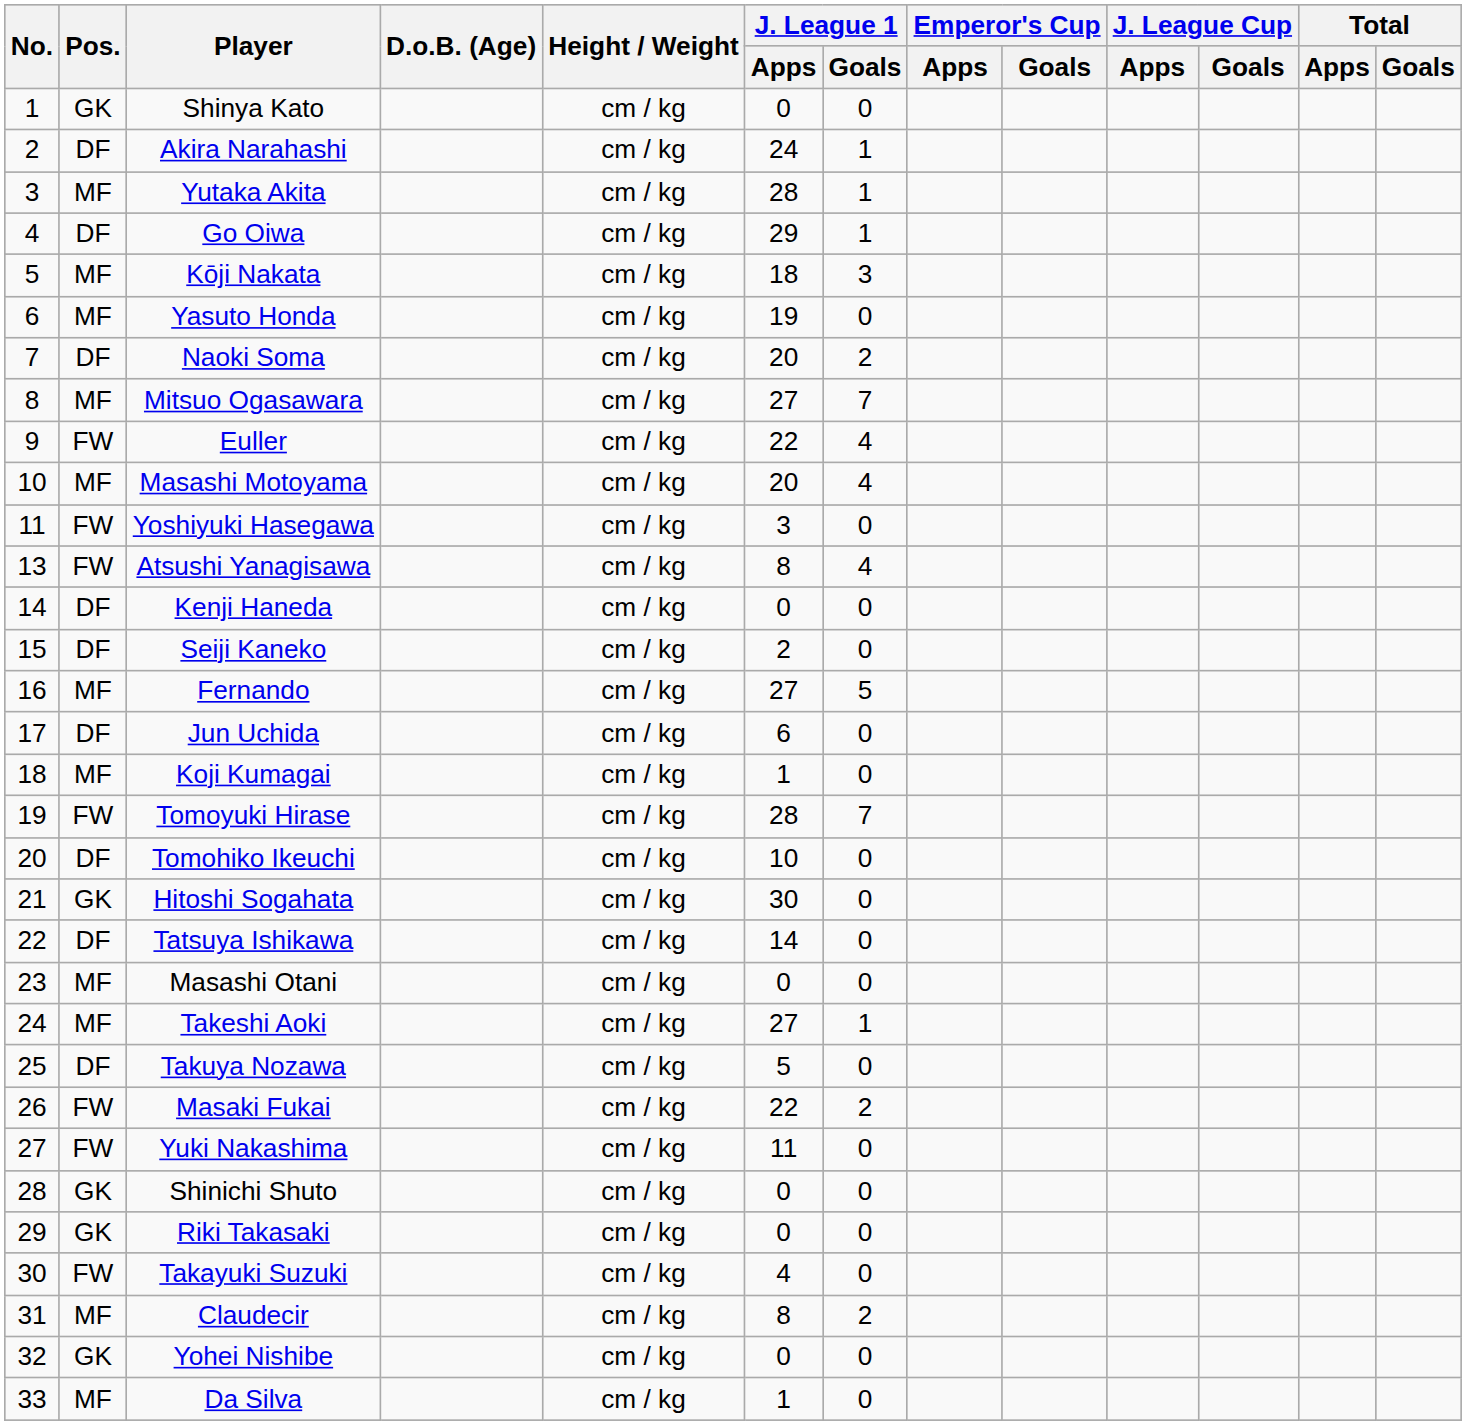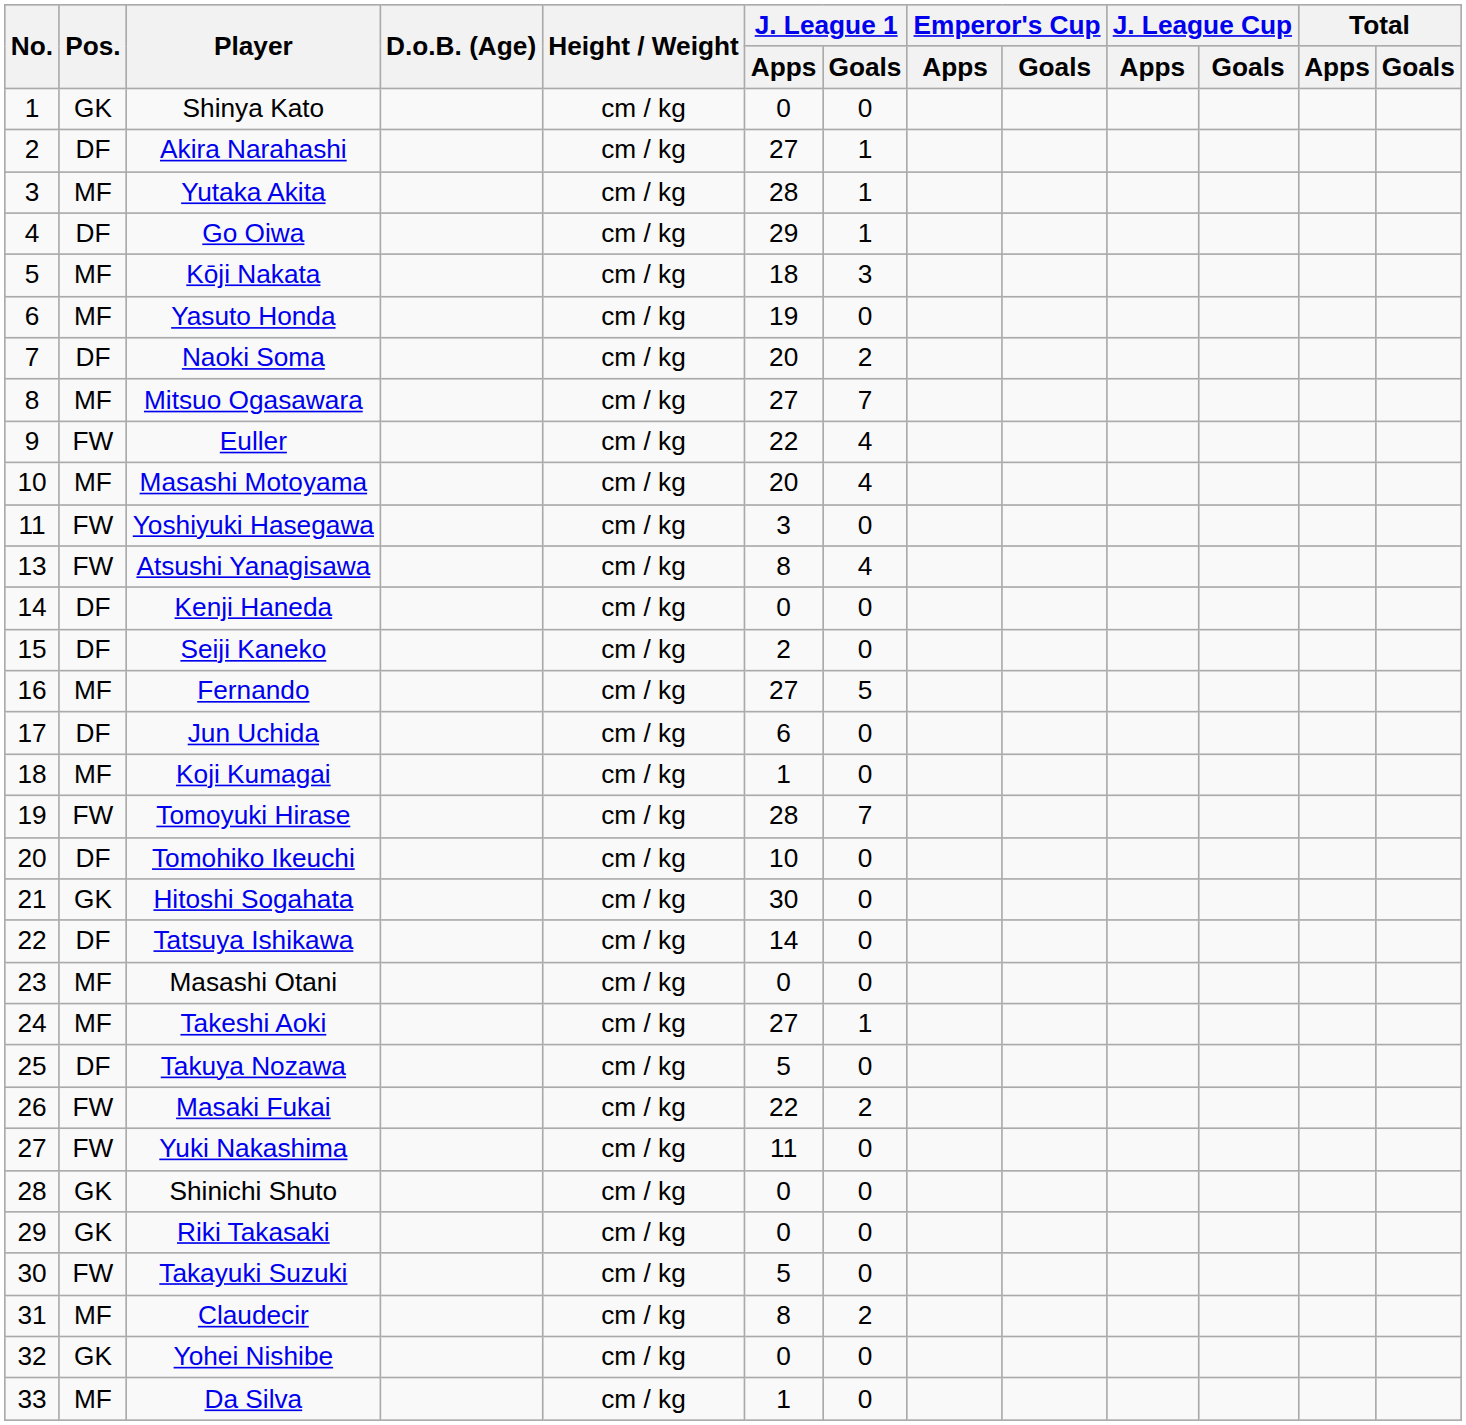(784, 150) 24 -> (784, 150) 27
(784, 1273) 4 -> (784, 1273) 5
